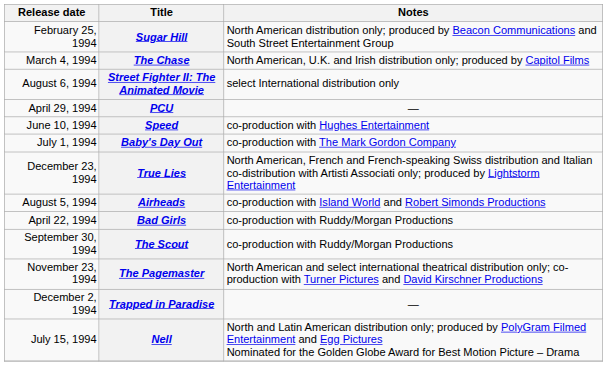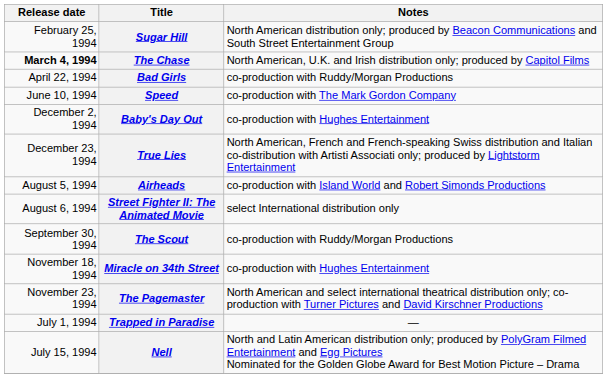(61, 60) normal -> (60, 60) bold
rows swapped: (162, 220) <-> (162, 84)
- row: (162, 108)
(328, 125) co-production with Hughes Entertainment -> (341, 95) co-production with The Mark Gordon Company
(67, 143) July 1, 1994 -> (65, 119) December 2, 1994
(341, 143) co-production with The Mark Gordon Company -> (328, 119) co-production with Hughes Entertainment
+ row: (162, 269)
(65, 304) December 2, 1994 -> (67, 322) July 1, 1994
